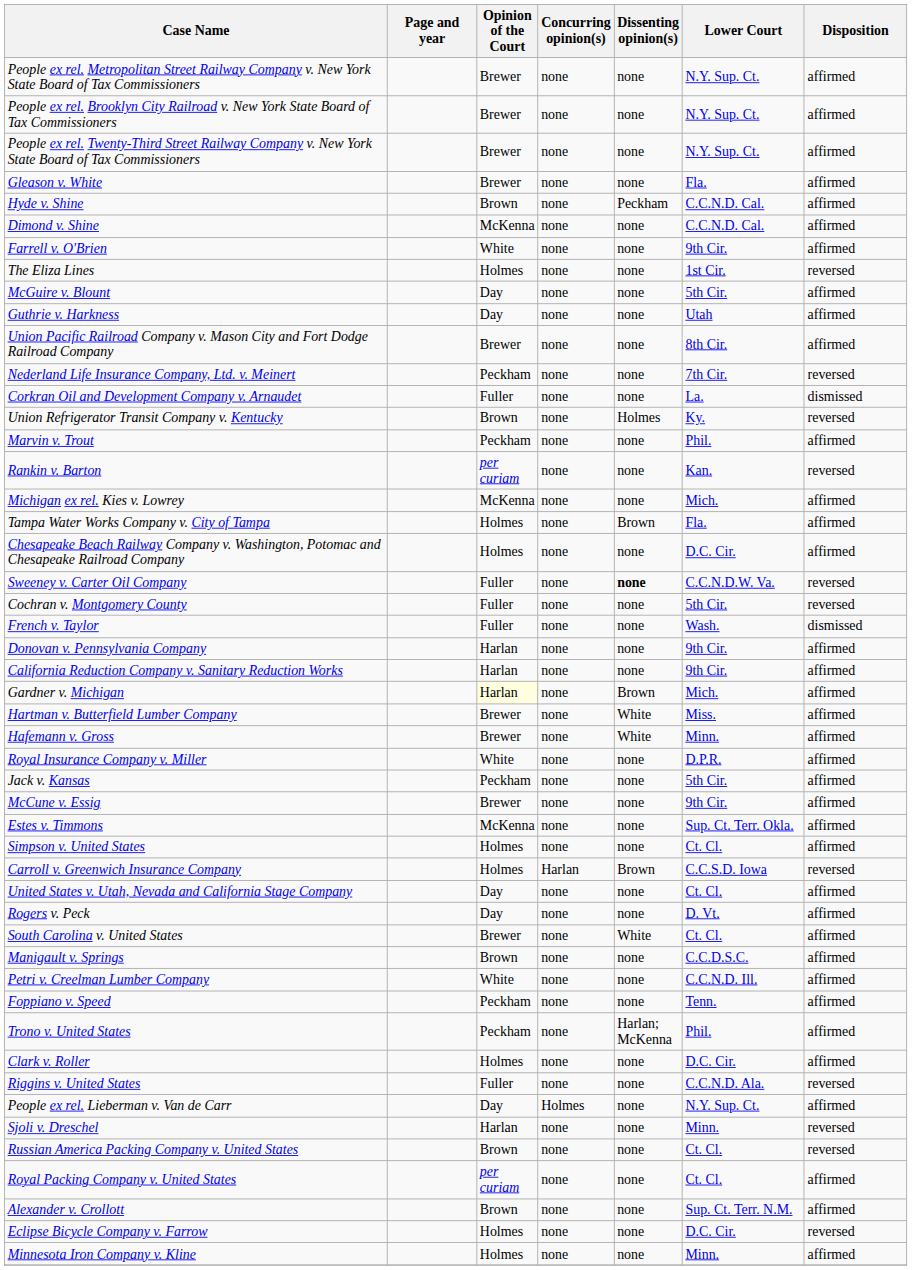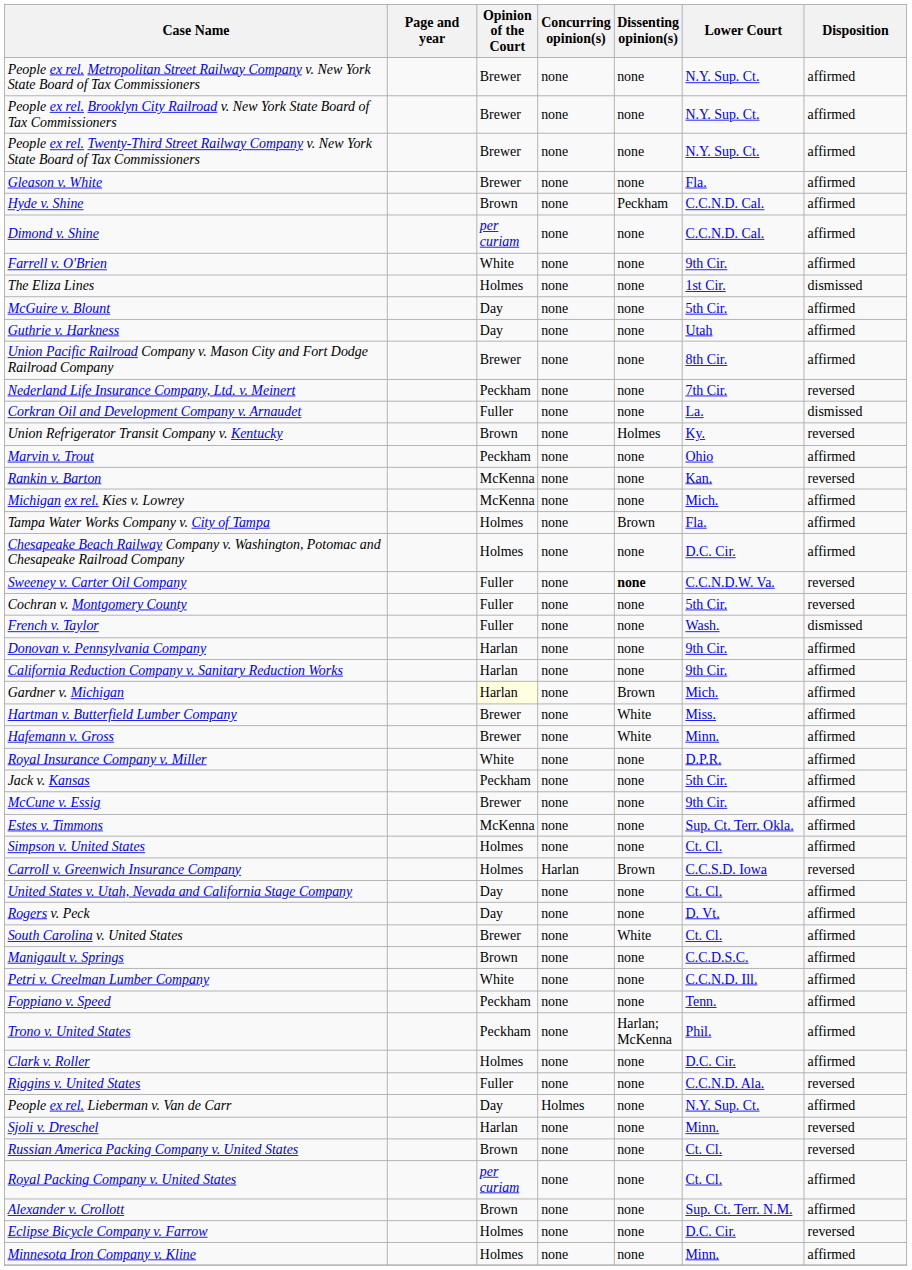(507, 226) McKenna -> (500, 234) per curiam
(831, 270) reversed -> (835, 286) dismissed
(698, 440) Phil. -> (699, 456) Ohio
(500, 470) per curiam -> (507, 478) McKenna
